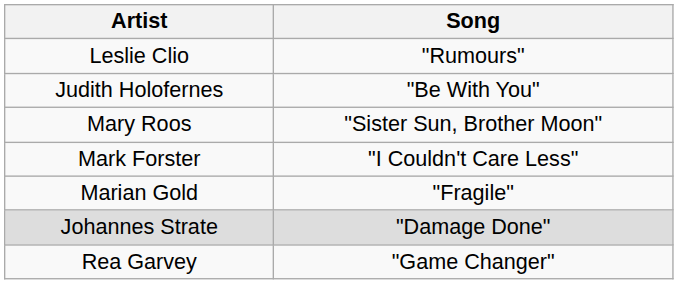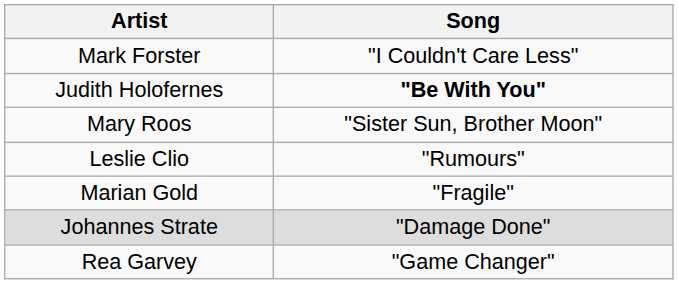rows swapped: (139, 158) <-> (139, 55)
(473, 90) normal -> (473, 90) bold
